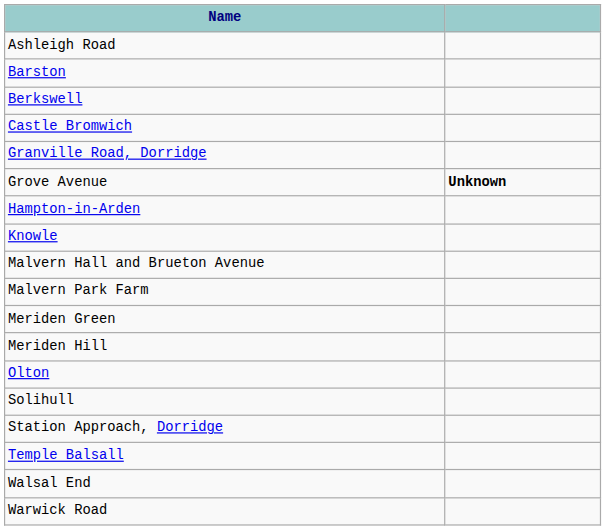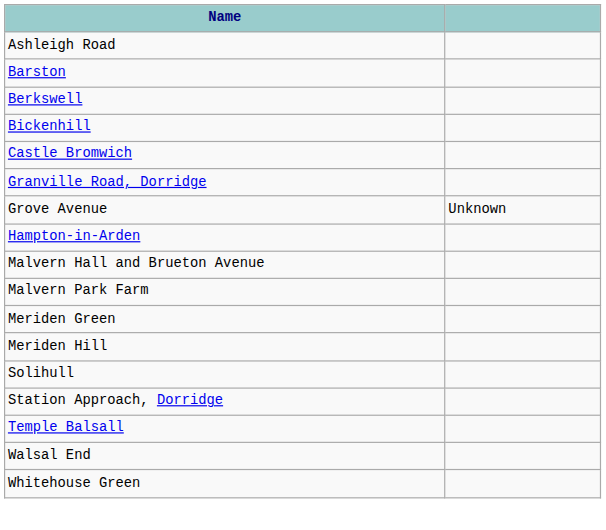+ row: (49, 127)
(477, 181) bold -> (477, 209) normal
- row: (33, 236)
- row: (29, 373)
- row: (58, 510)
+ row: (74, 483)
